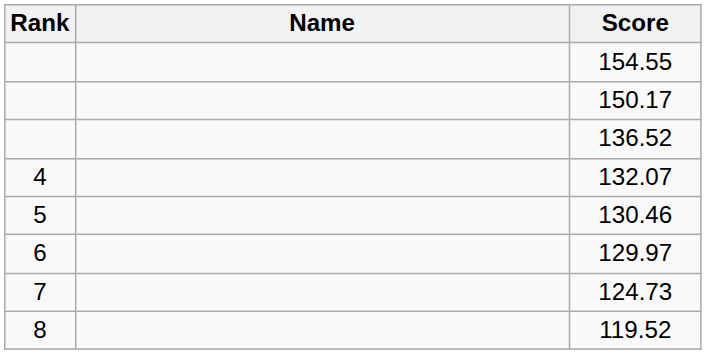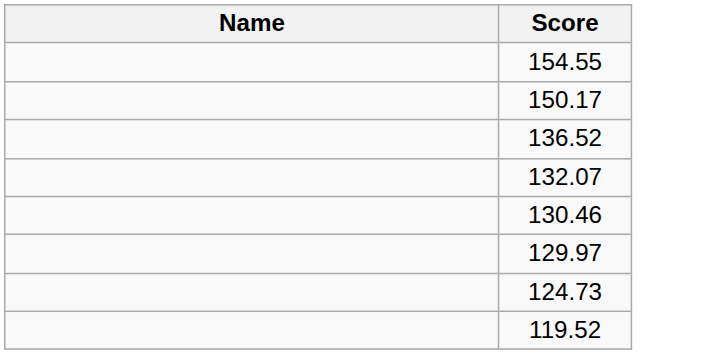- column: (40, 23)
